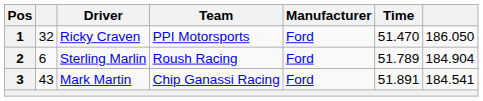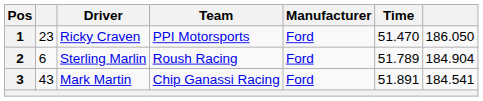(46, 37) 32 -> (46, 37) 23
